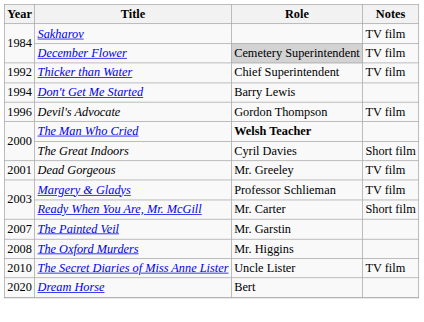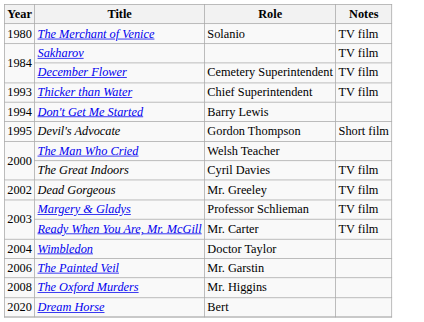+ row: (96, 33)
(297, 53) lightgrey background -> (270, 72) no background
(20, 72) 1992 -> (20, 92) 1993
(20, 111) 1996 -> (20, 131) 1995
(385, 111) TV film -> (364, 131) Short film
(273, 131) bold -> (243, 151) normal
(391, 151) Short film -> (358, 170) TV film
(20, 170) 2001 -> (20, 190) 2002
(391, 209) Short film -> (358, 229) TV film
+ row: (65, 248)
(20, 229) 2007 -> (20, 268) 2006
- row: (133, 268)
